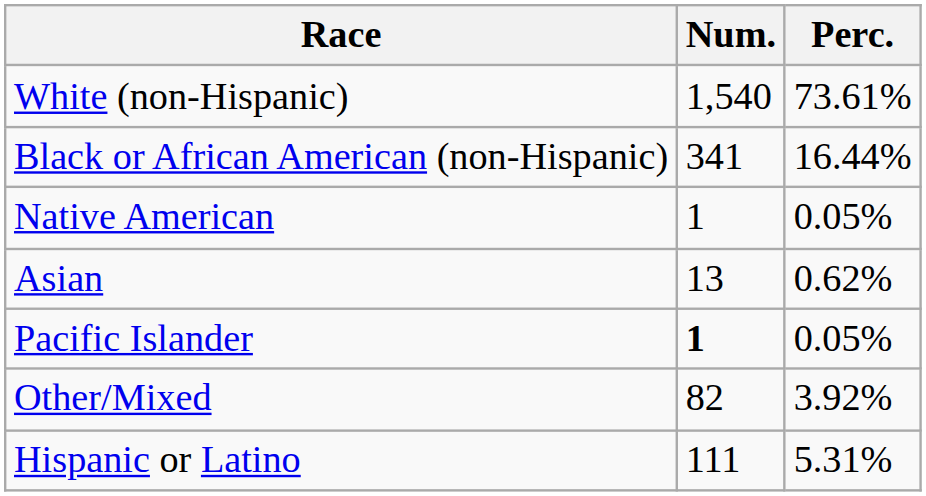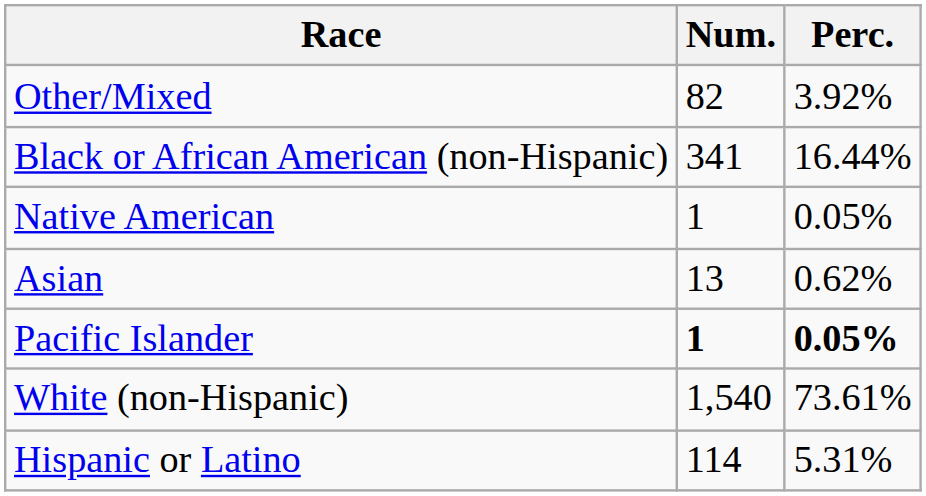rows swapped: (181, 95) <-> (113, 398)
(843, 338) normal -> (846, 338) bold
(713, 459) 111 -> (714, 459) 114
